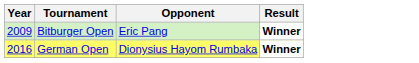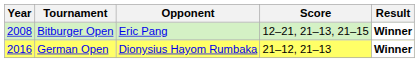+ column: (316, 13)
(19, 31) 2009 -> (19, 31) 2008
